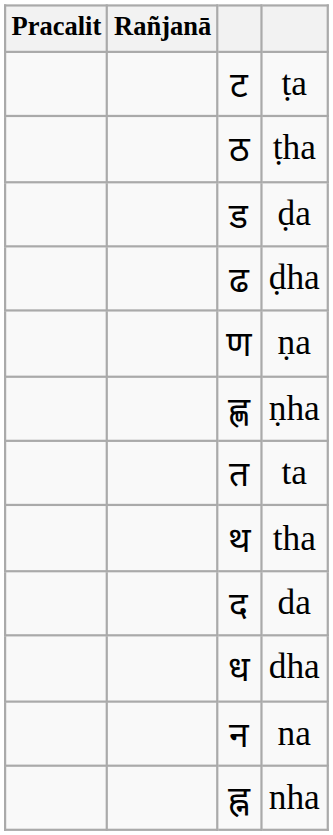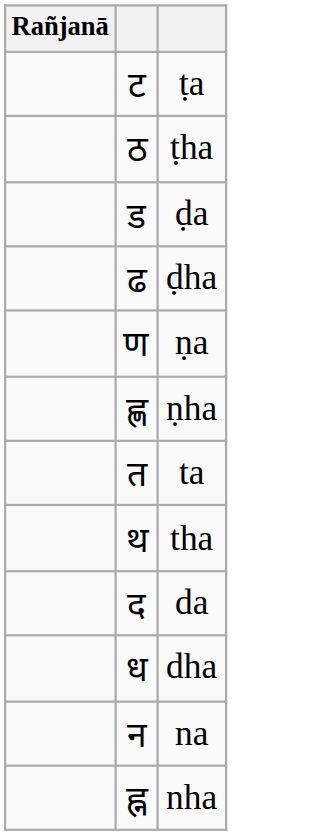- column: (56, 27)
